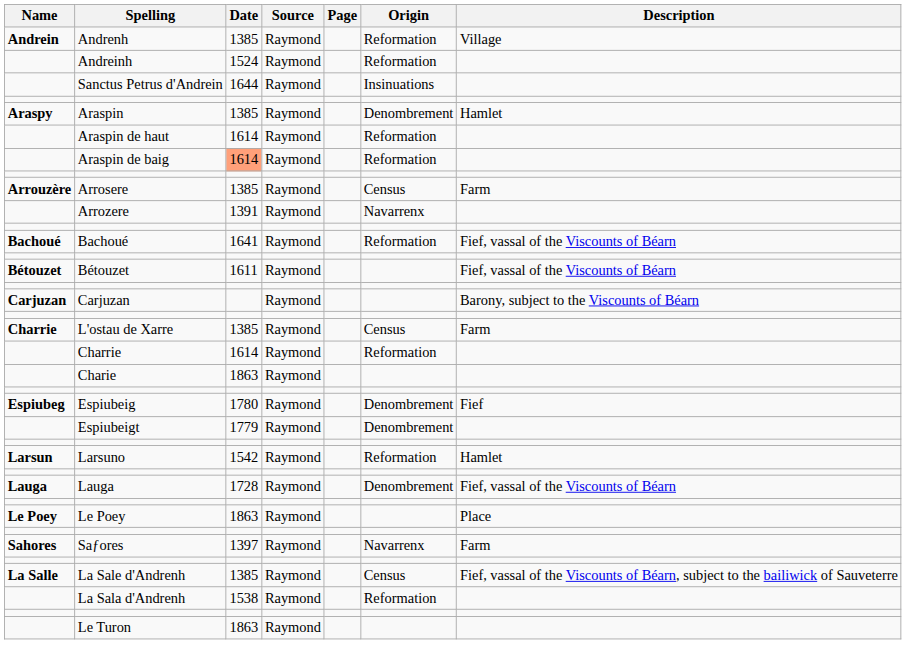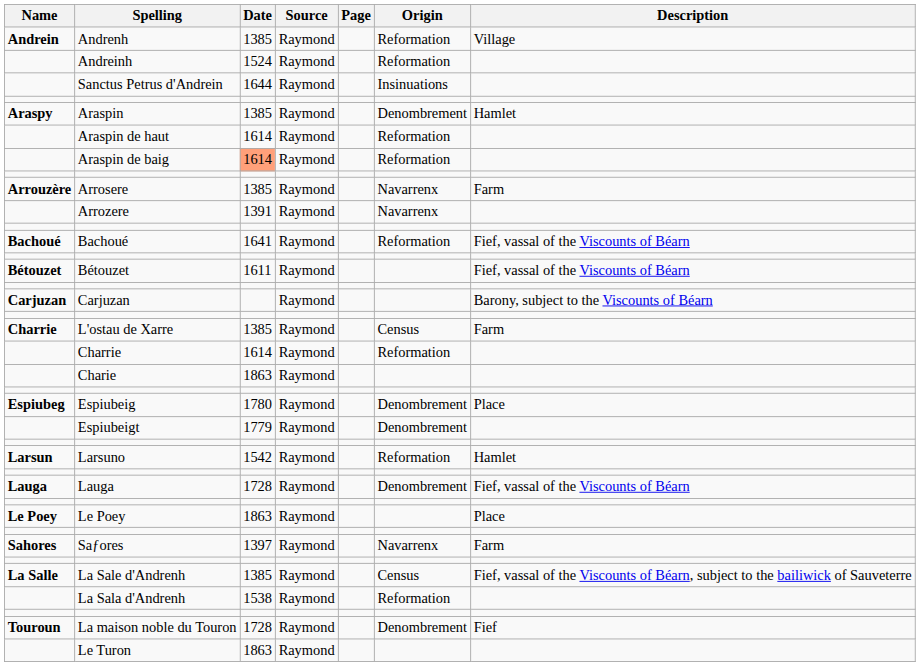(385, 189) Census -> (408, 189) Navarrenx
(472, 404) Fief -> (489, 404) Place
+ row: (34, 627)
